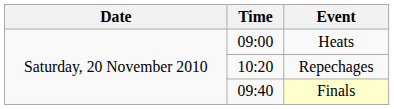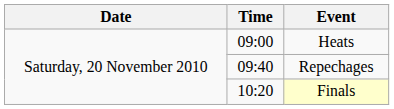(255, 66) 10:20 -> (255, 66) 09:40
(255, 91) 09:40 -> (255, 91) 10:20
